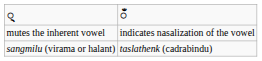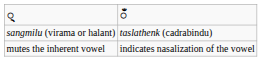rows swapped: (61, 48) <-> (56, 33)
